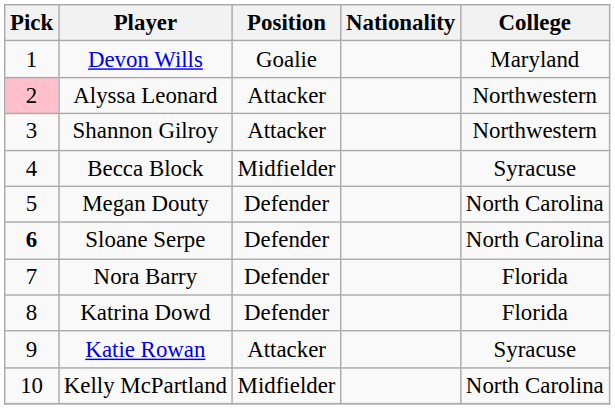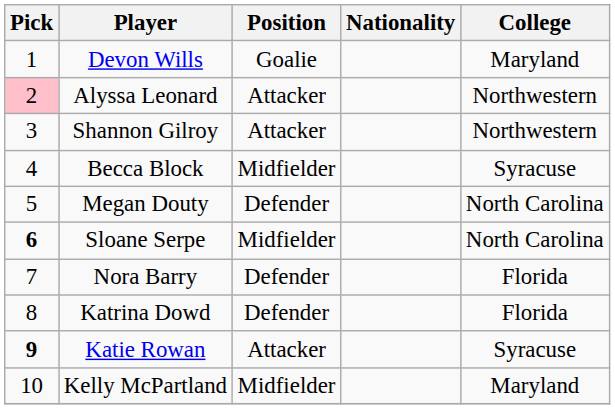(287, 240) Defender -> (287, 240) Midfielder
(32, 349) normal -> (32, 349) bold
(535, 385) North Carolina -> (535, 385) Maryland
